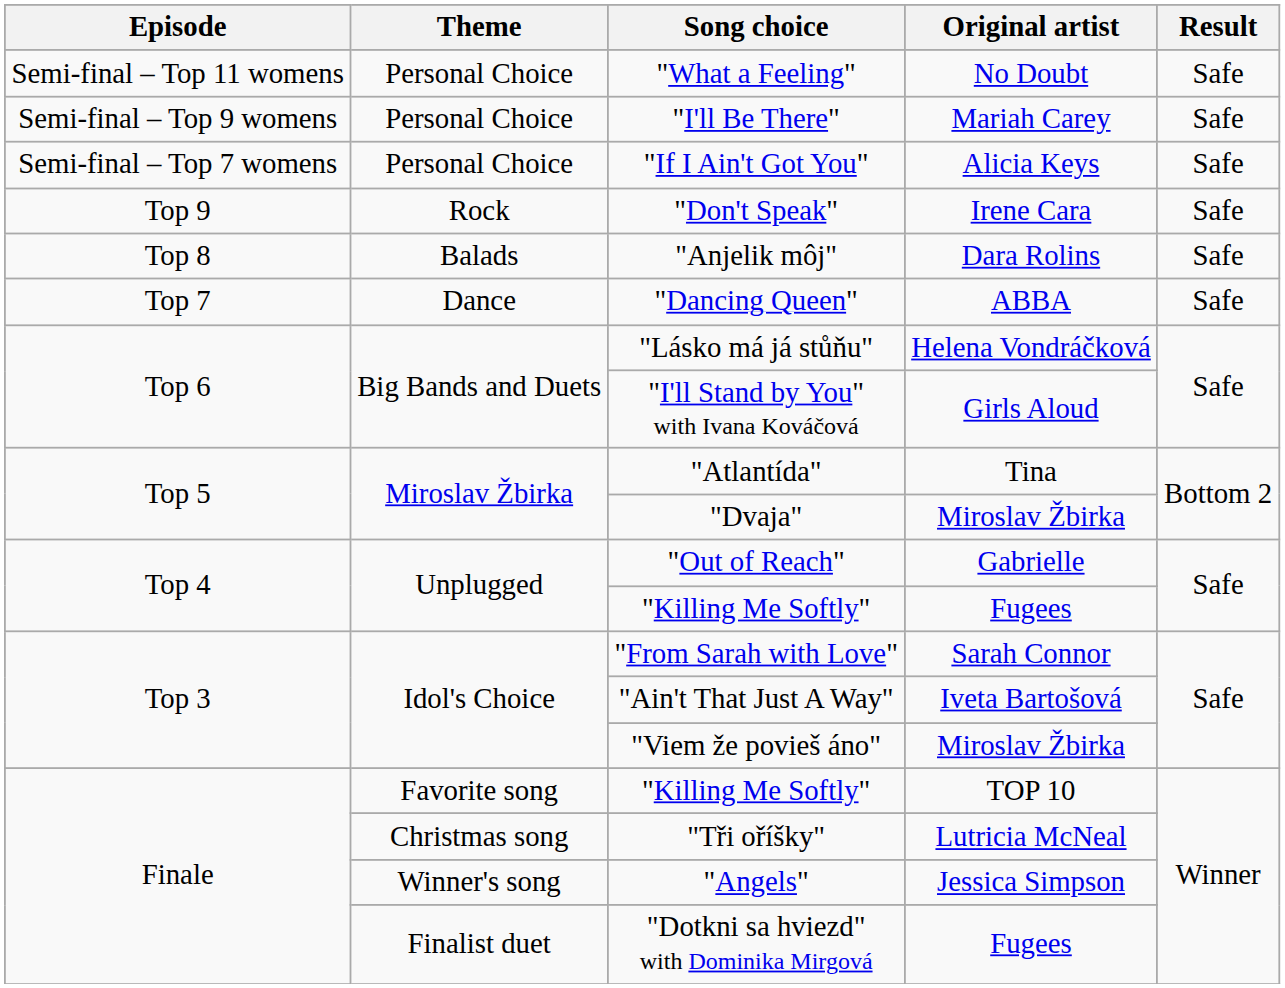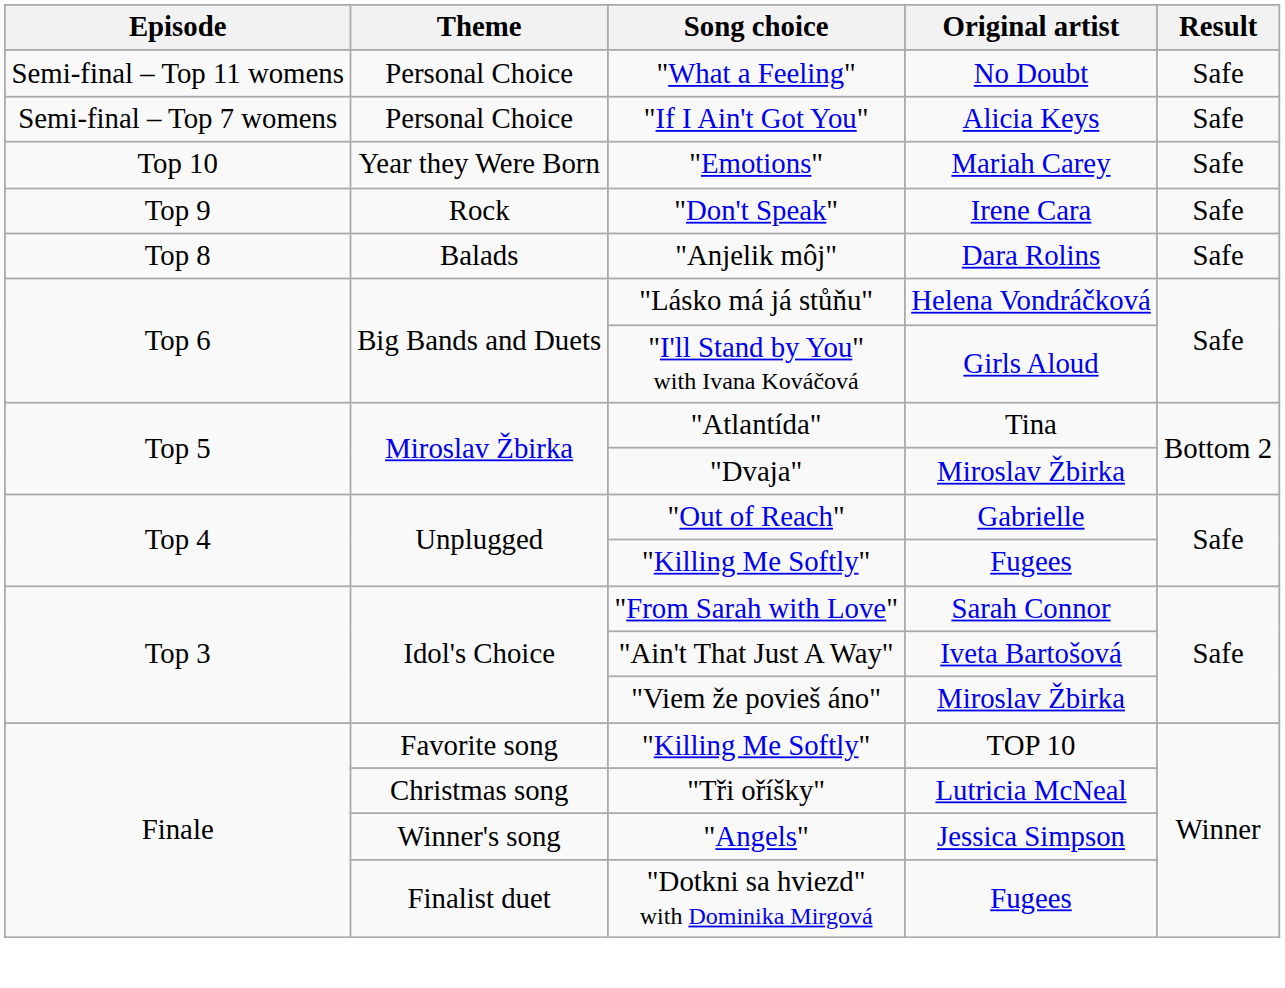- row: (479, 118)
+ row: (479, 164)
- row: (479, 301)
